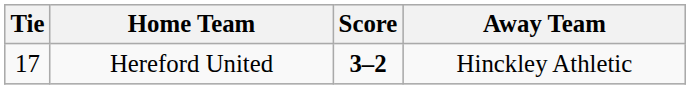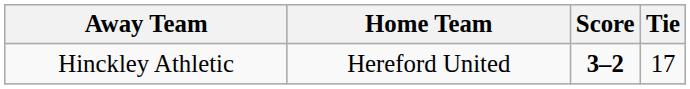columns swapped: (27, 24) <-> (544, 24)
